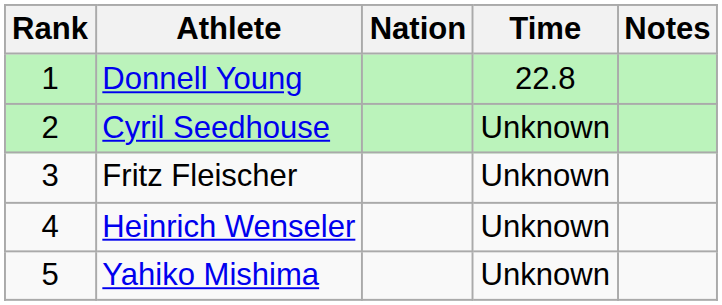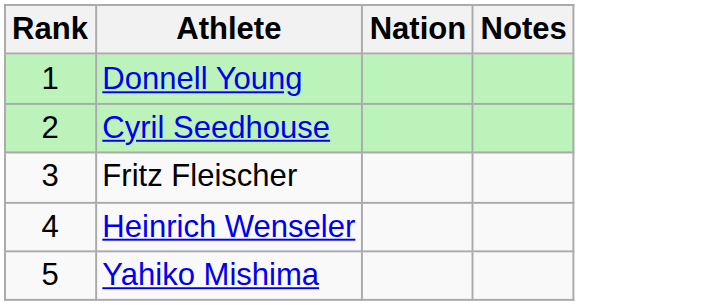- column: (545, 29)
